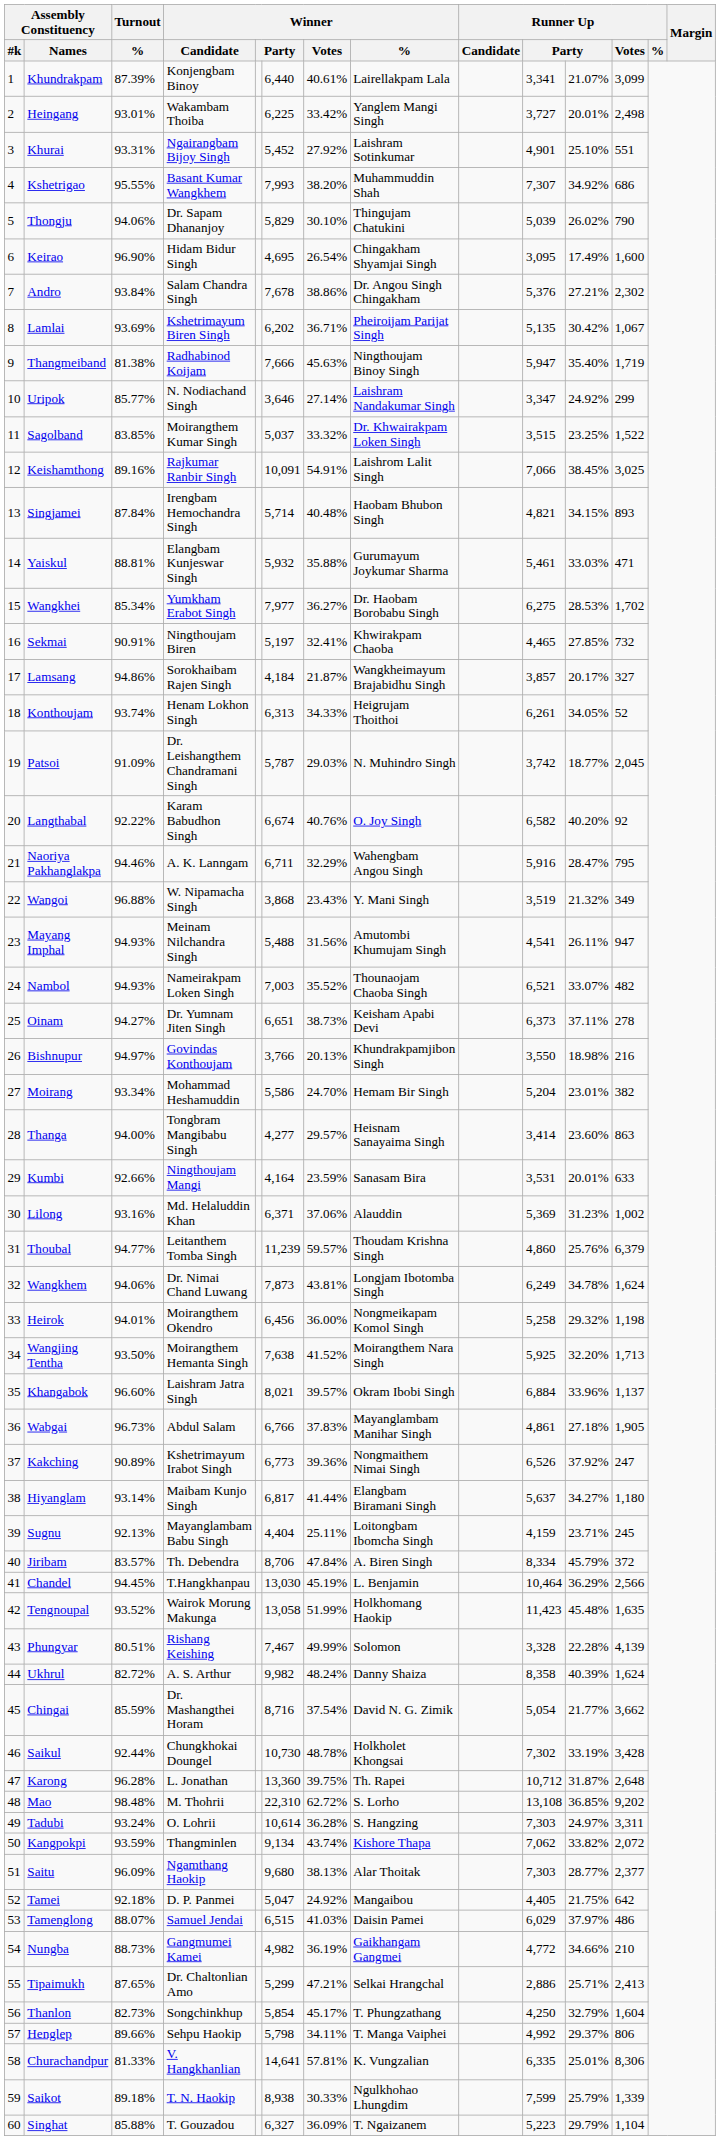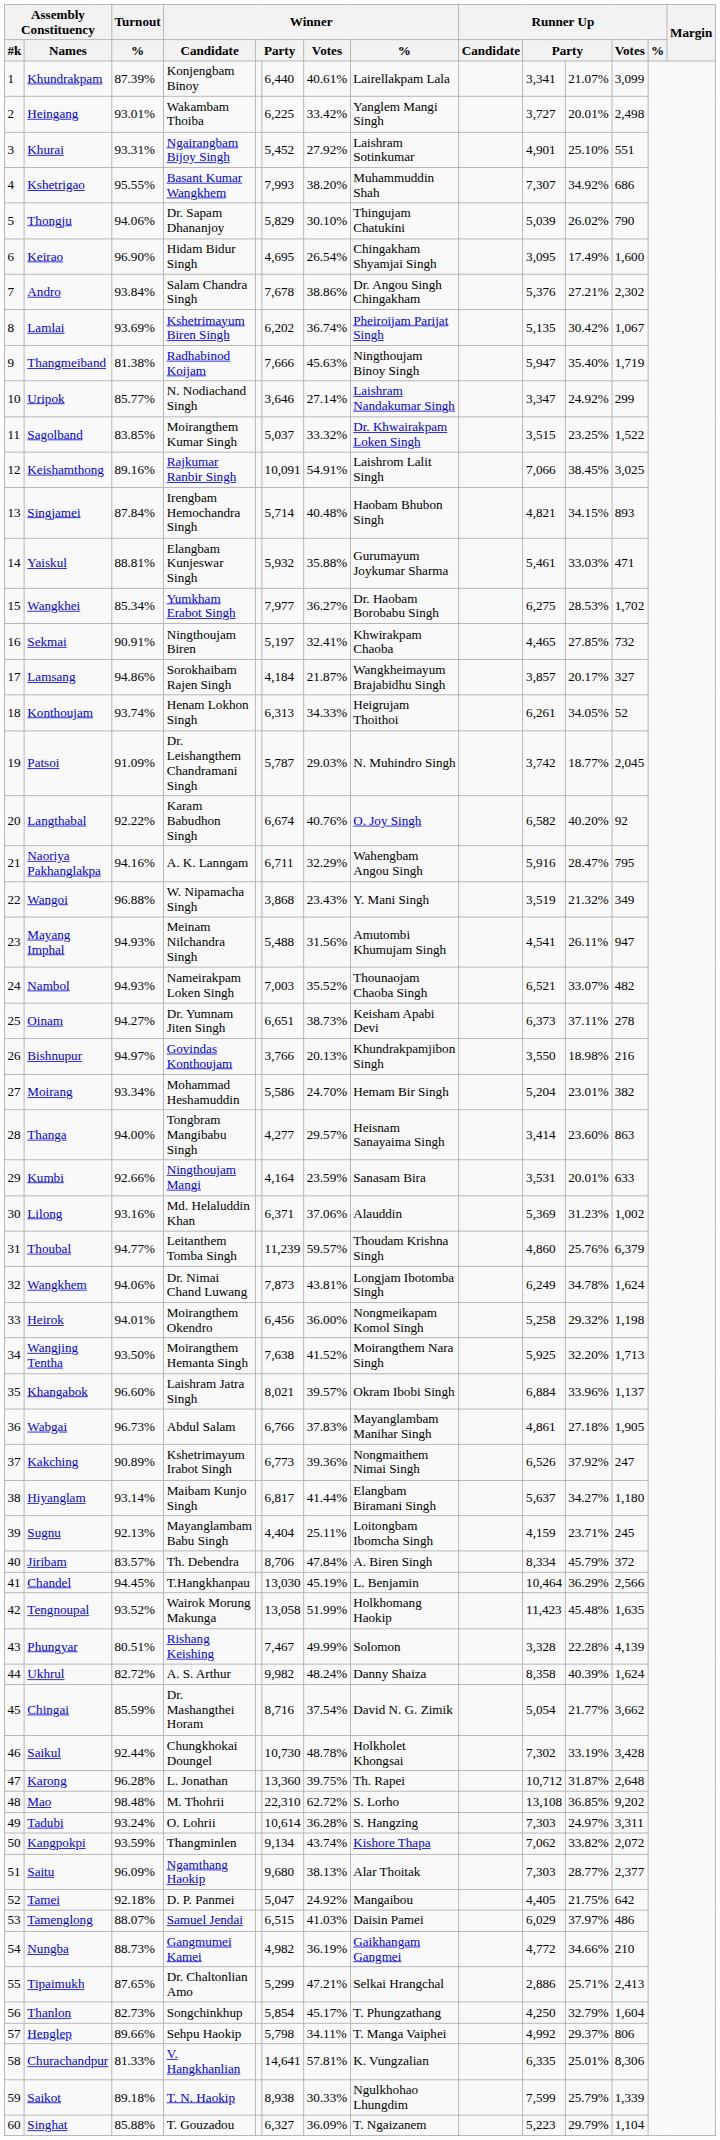(327, 327) 36.71% -> (327, 327) 36.74%
(135, 863) 94.46% -> (135, 863) 94.16%
